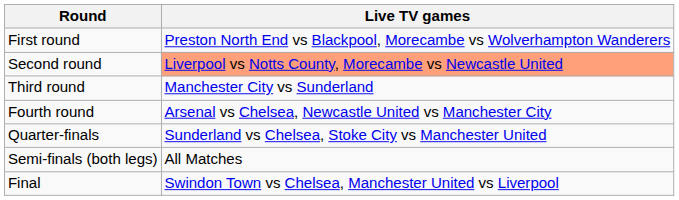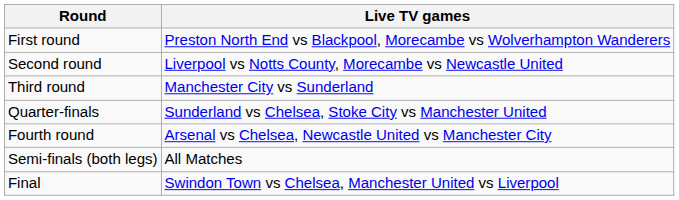(364, 64) lightsalmon background -> (364, 64) no background
rows swapped: (51, 111) <-> (53, 135)
